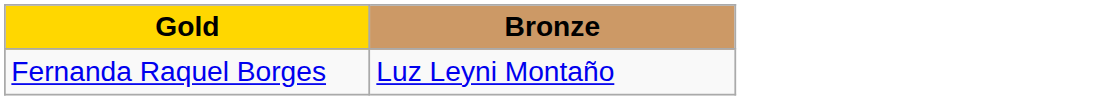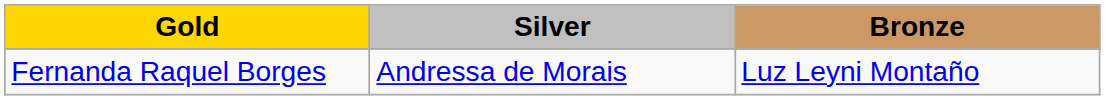+ column: (552, 26)
